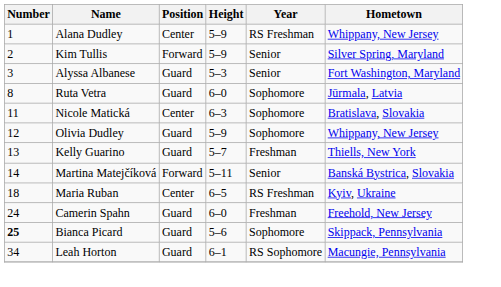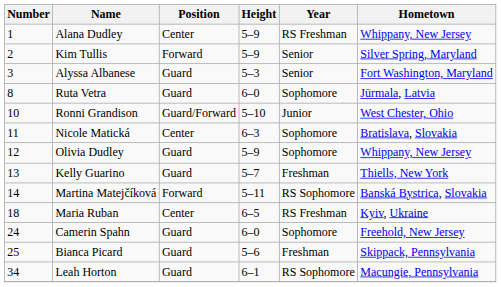+ row: (97, 113)
(265, 172) Senior -> (318, 192) RS Sophomore
(273, 212) Freshman -> (309, 232) Sophomore
(13, 232) bold -> (13, 252) normal
(277, 232) Sophomore -> (305, 252) Freshman
